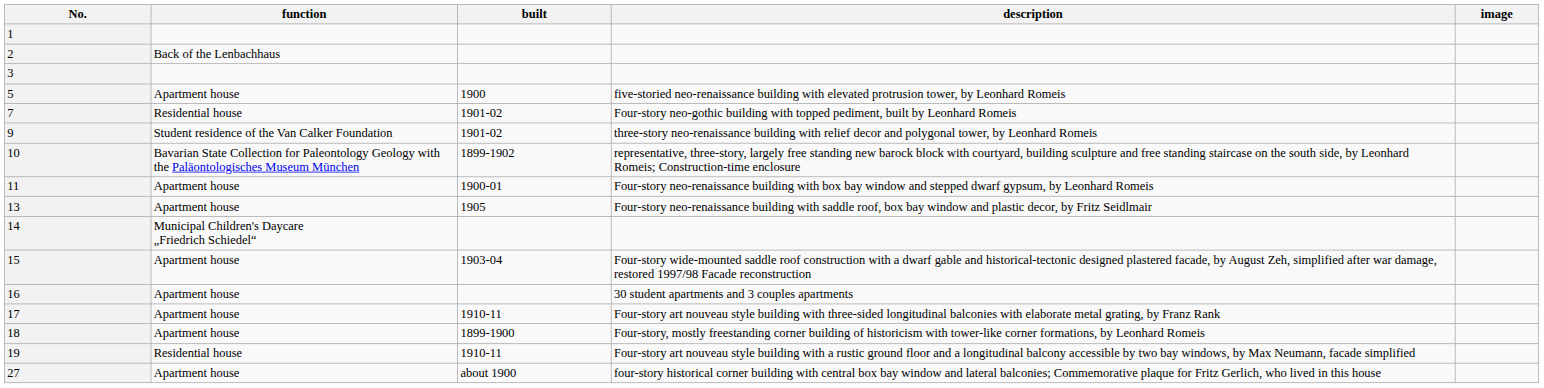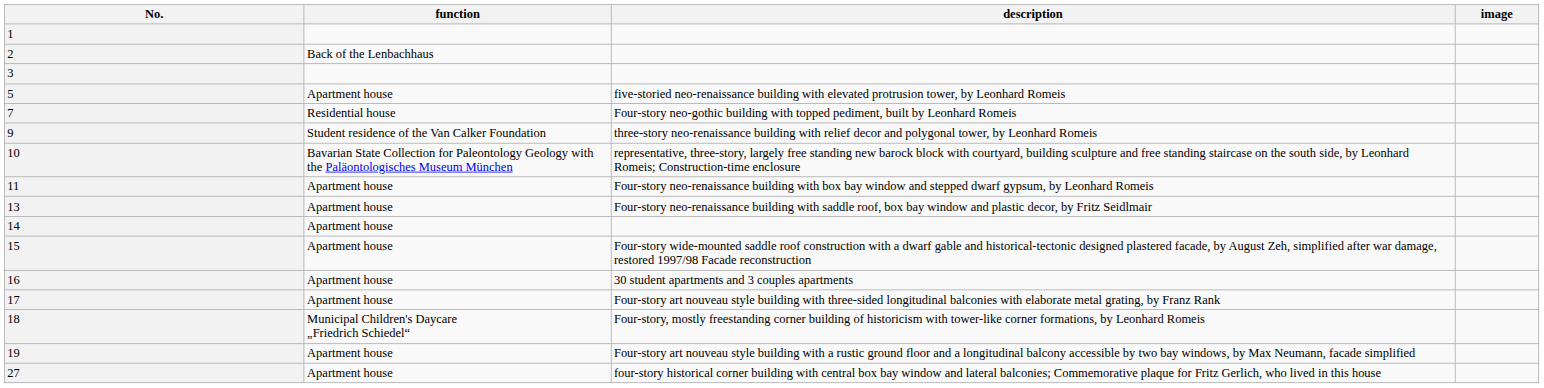- column: (534, 14)
(229, 233) Municipal Children's Daycare „Friedrich Schiedel“ -> (350, 226) Apartment house
(196, 333) Apartment house -> (382, 326) Municipal Children's Daycare „Friedrich Schiedel“
(198, 353) Residential house -> (350, 353) Apartment house
